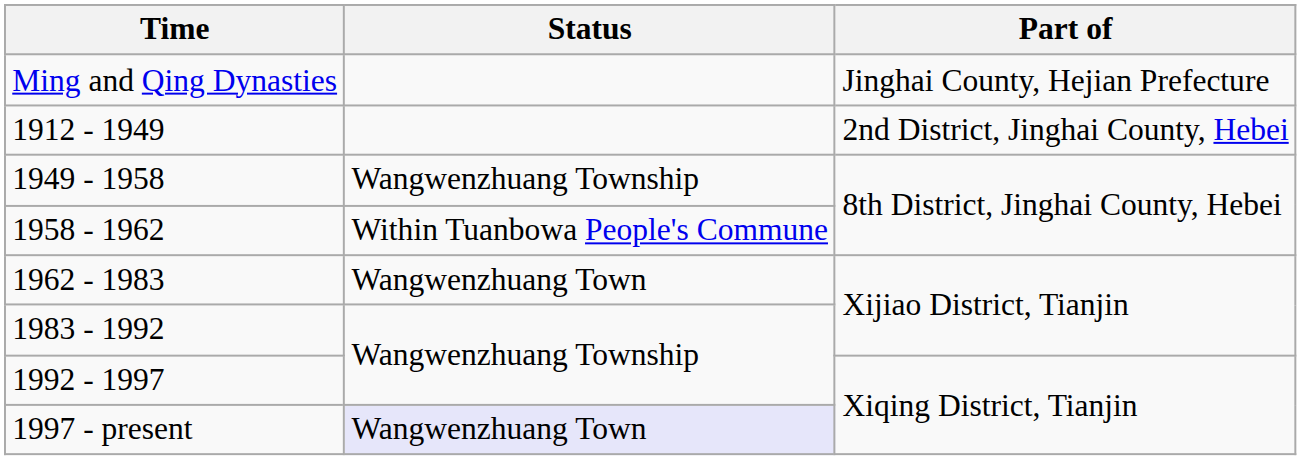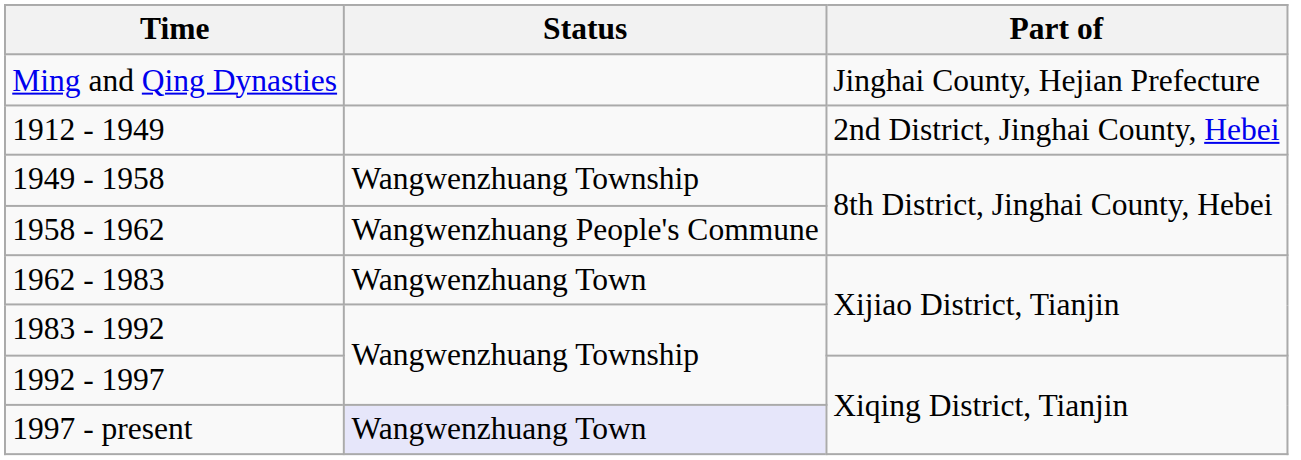(590, 229) Within Tuanbowa People's Commune -> (585, 229) Wangwenzhuang People's Commune
